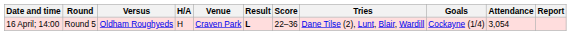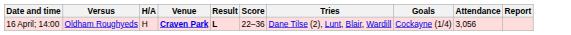- column: (80, 10)
(218, 24) normal -> (184, 24) bold
(499, 24) 3,054 -> (466, 24) 3,056
